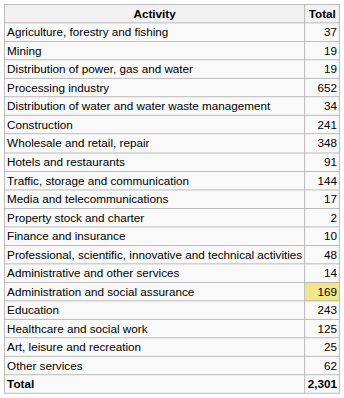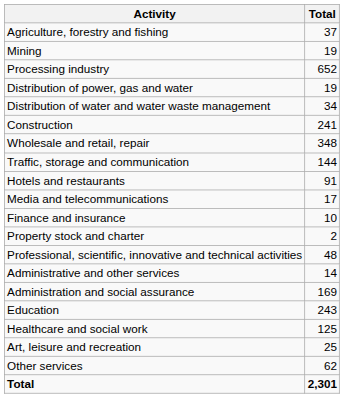rows swapped: (58, 88) <-> (100, 69)
rows swapped: (98, 181) <-> (66, 162)
rows swapped: (66, 236) <-> (76, 218)
(327, 292) khaki background -> (327, 292) no background
